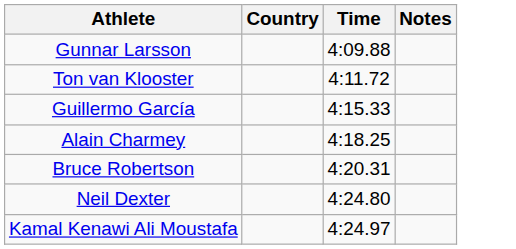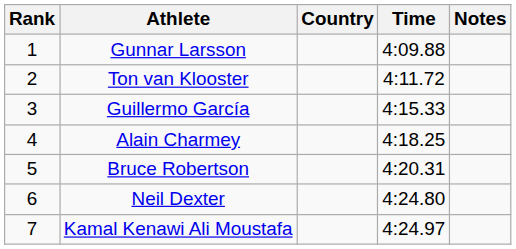+ column: (32, 19)
